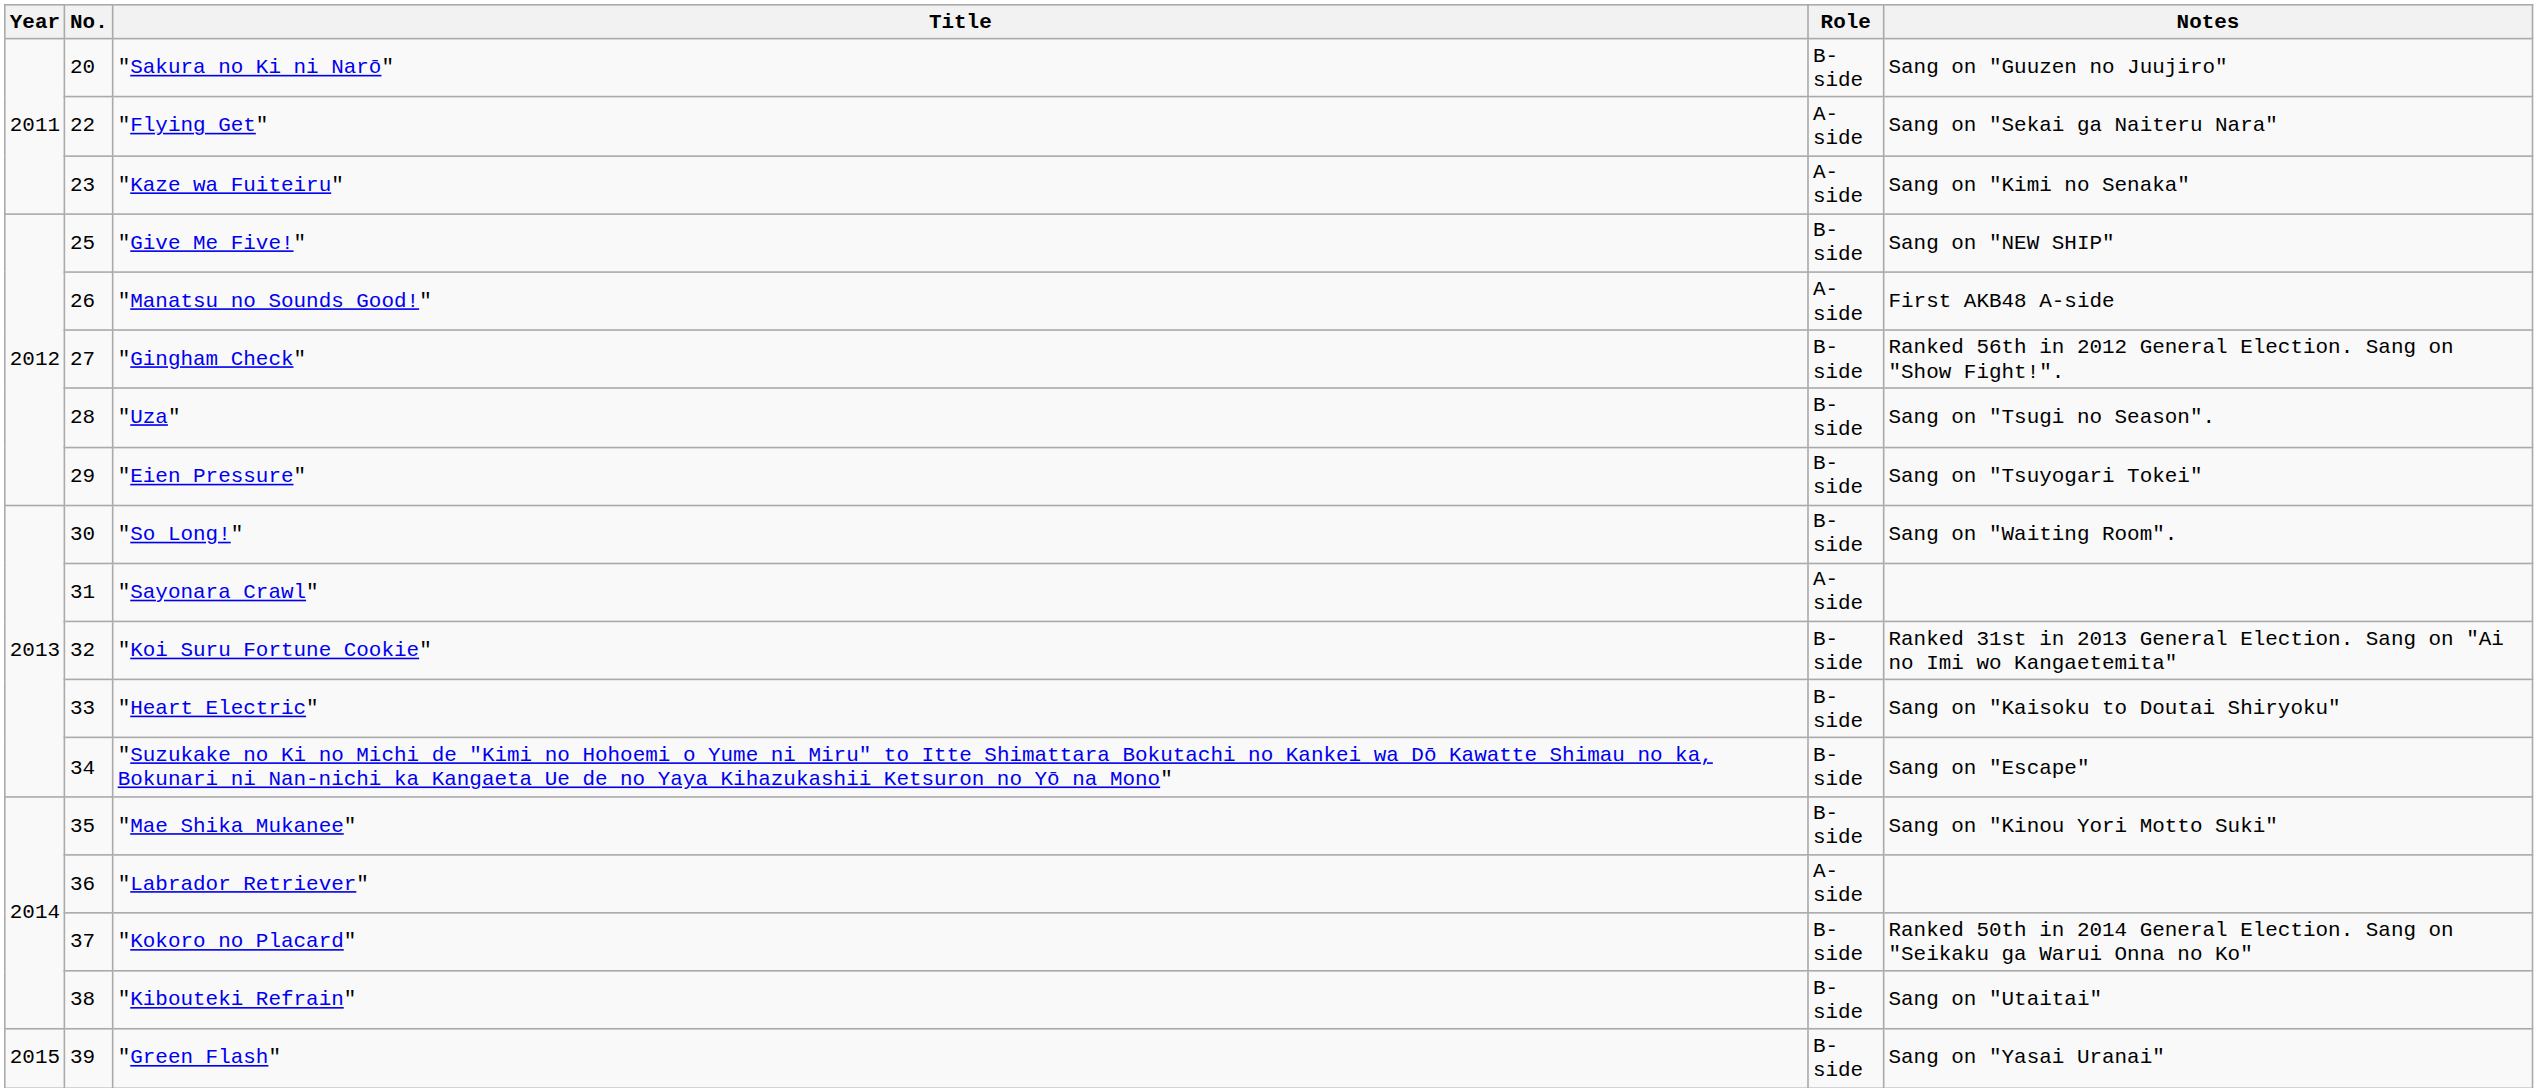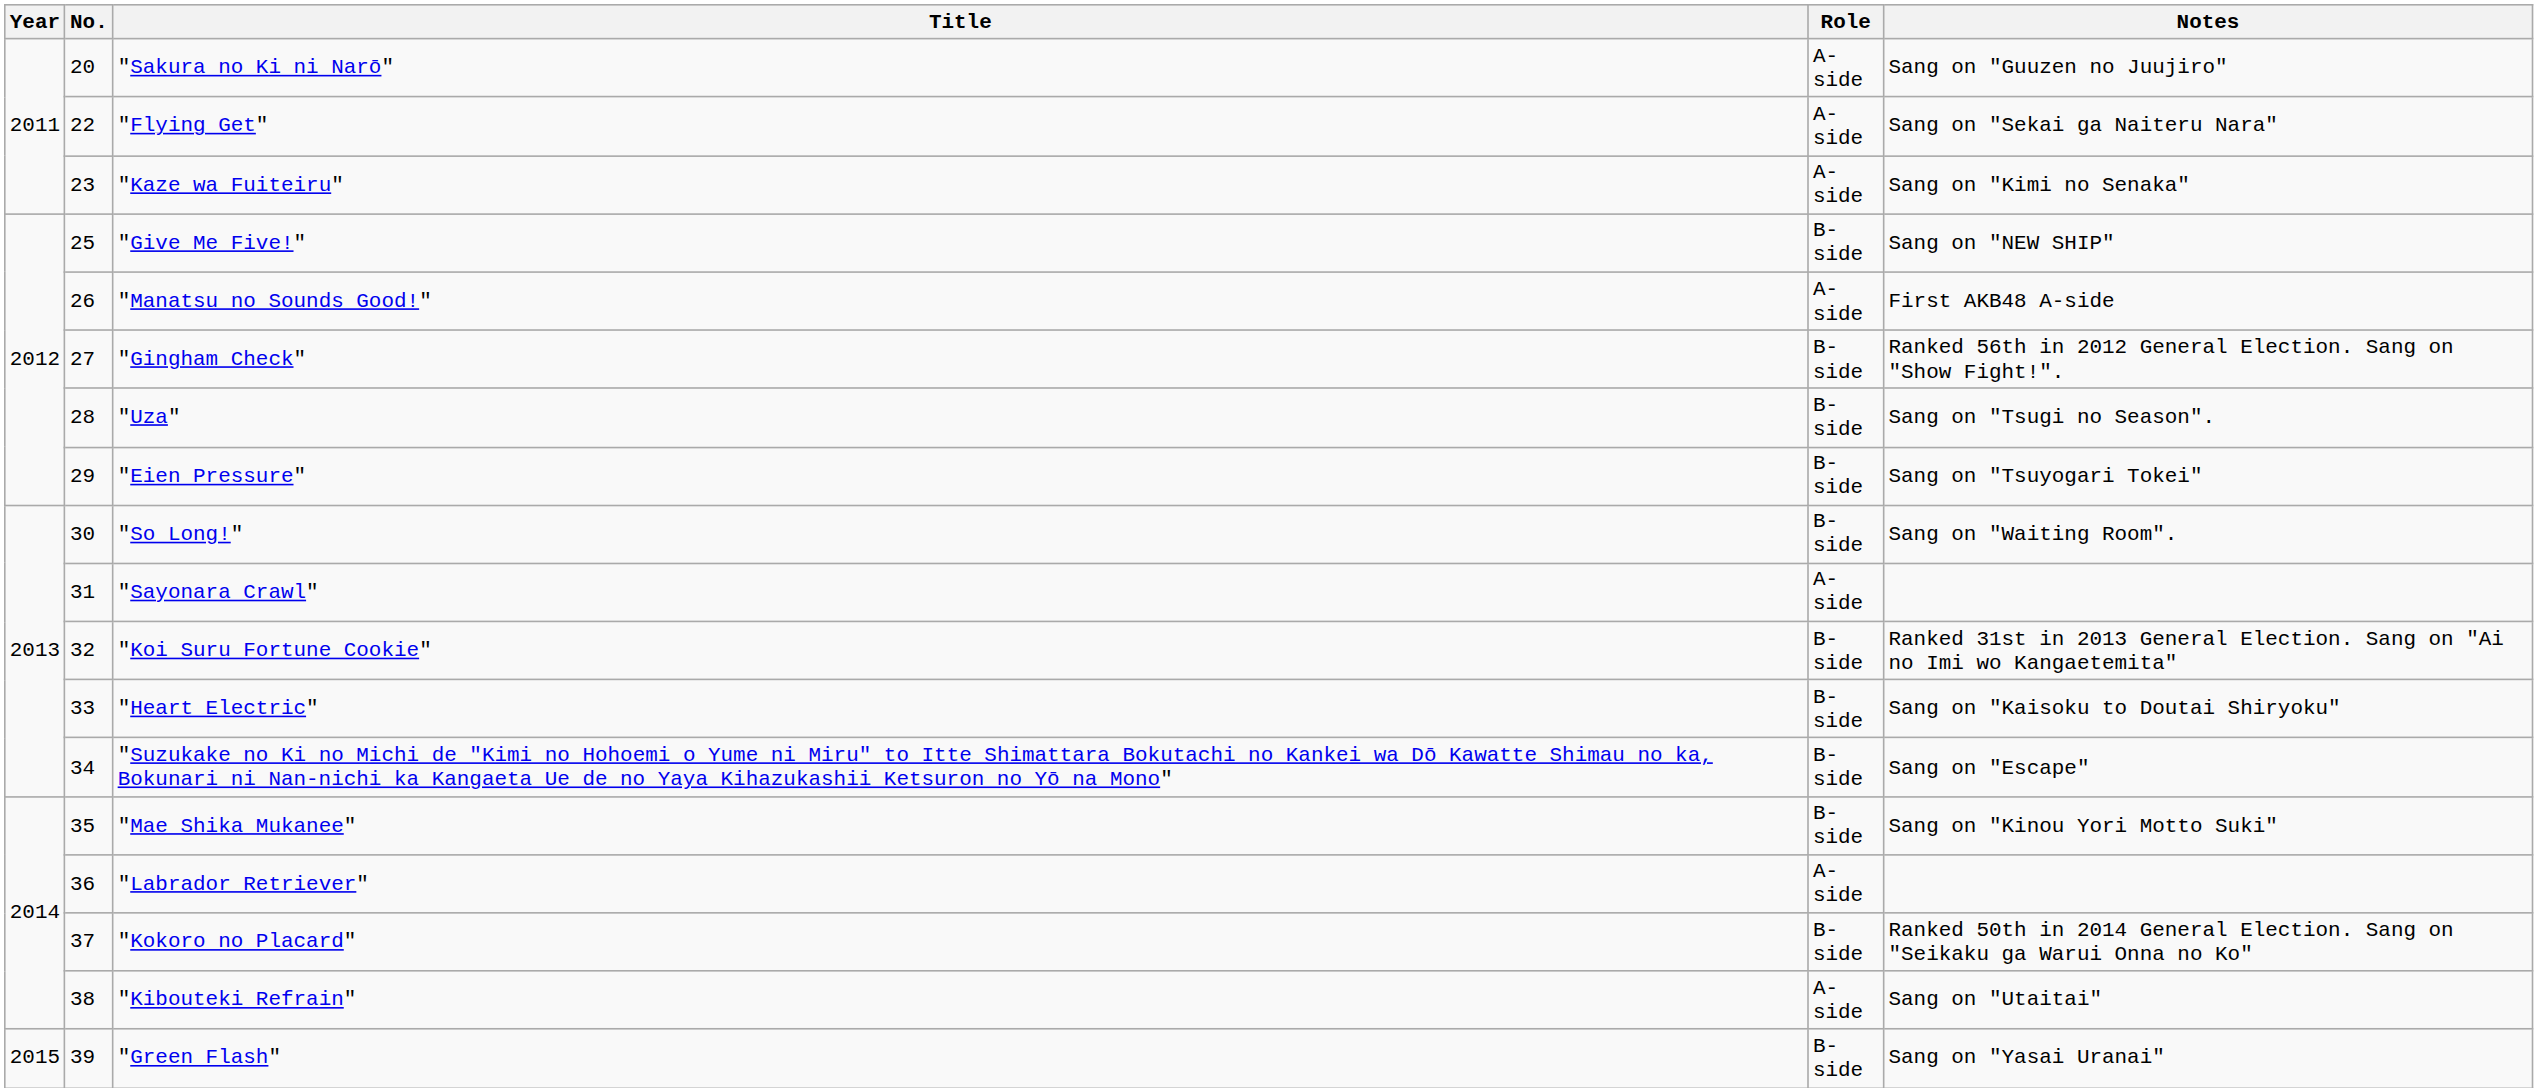(1838, 68) B-side -> (1838, 68) A-side
(1838, 1000) B-side -> (1838, 1000) A-side
